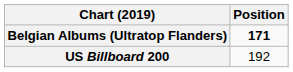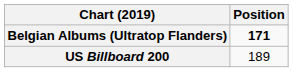(259, 56) 192 -> (259, 56) 189
